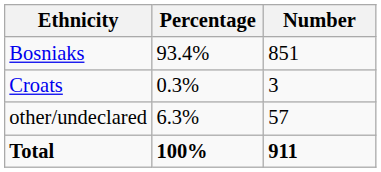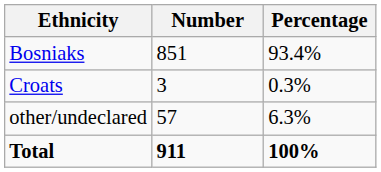columns swapped: (319, 20) <-> (208, 20)
